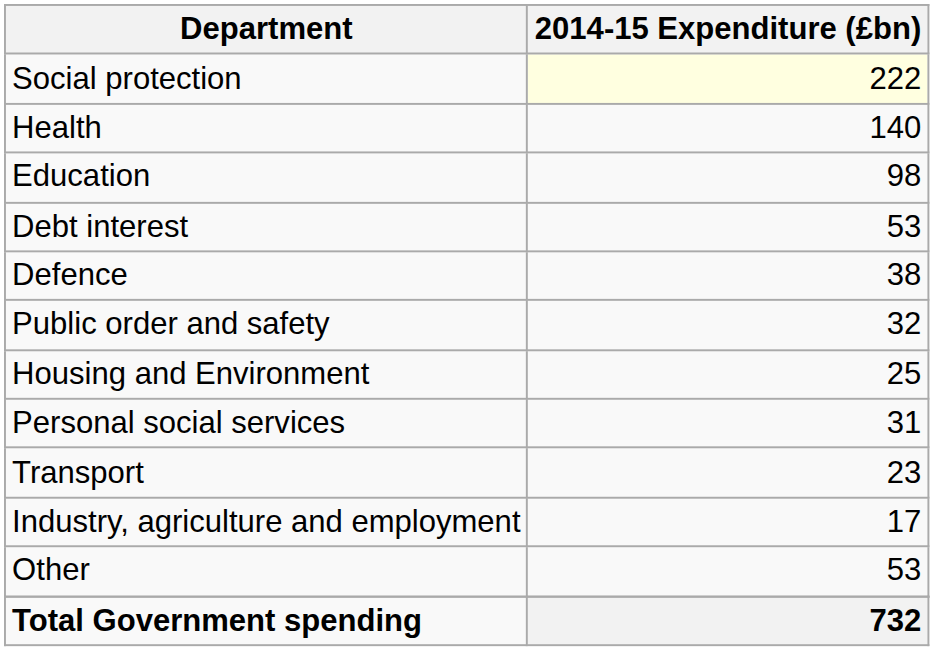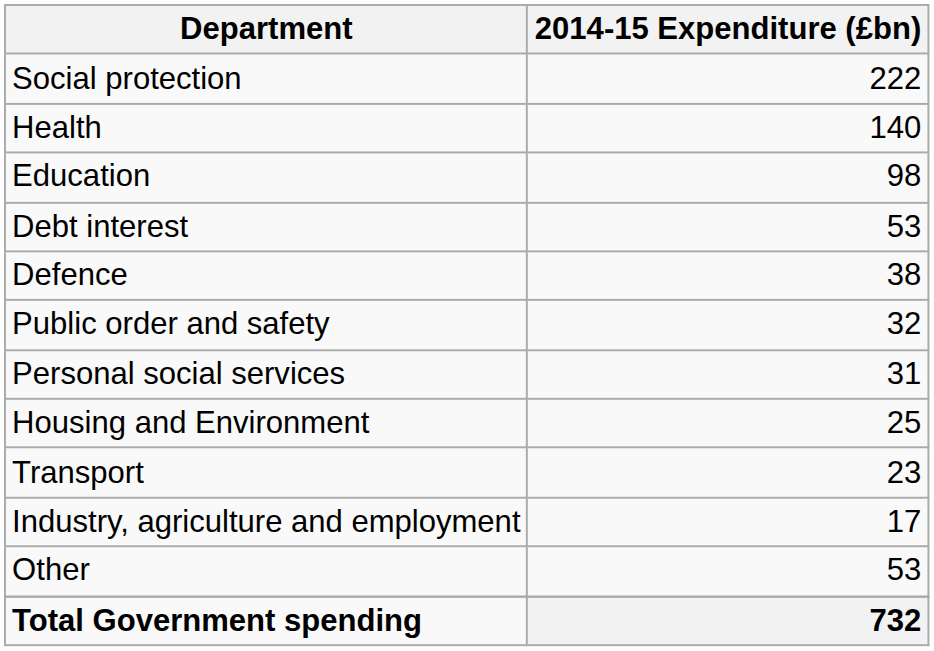(895, 78) lightyellow background -> (895, 78) no background
rows swapped: (179, 422) <-> (191, 373)
